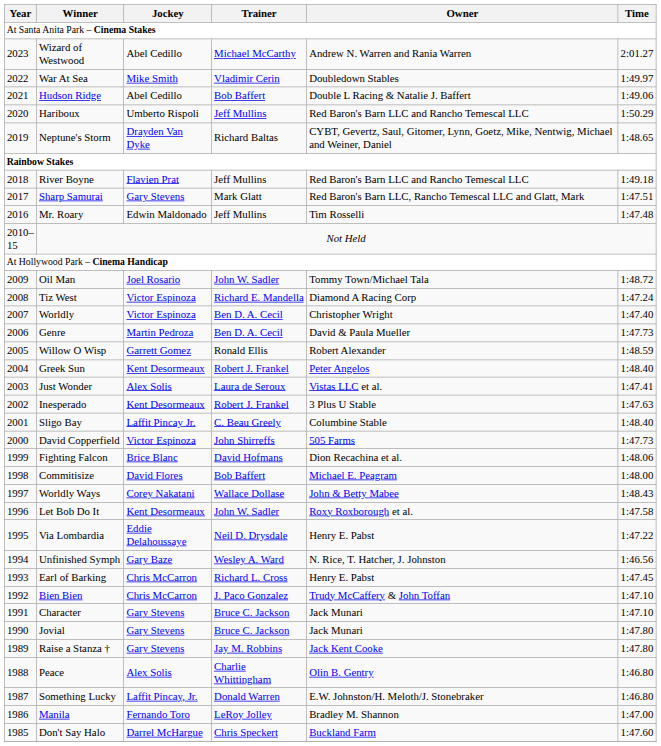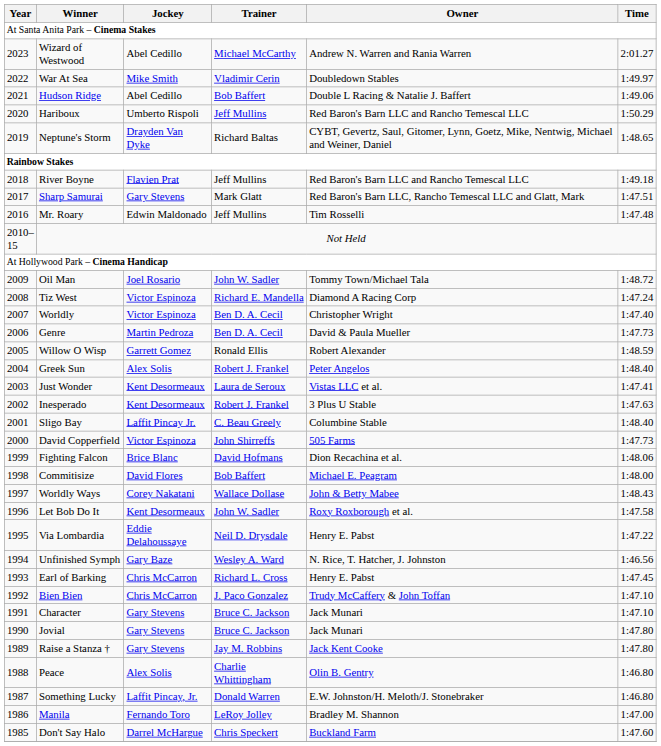(166, 369) Kent Desormeaux -> (149, 369) Alex Solis
(149, 386) Alex Solis -> (166, 386) Kent Desormeaux
